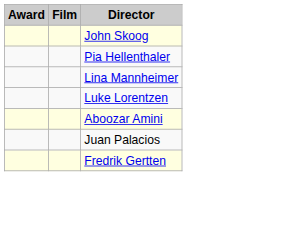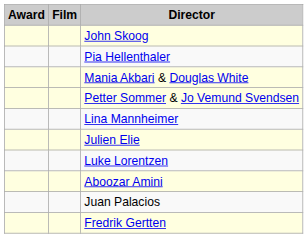+ row: (166, 77)
+ row: (192, 98)
+ row: (112, 140)
